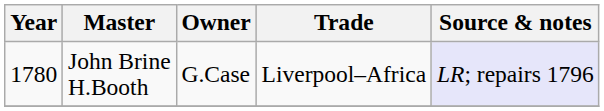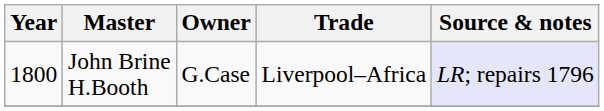(34, 73) 1780 -> (34, 73) 1800
